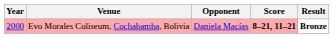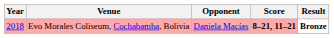(15, 26) 2000 -> (15, 26) 2018
